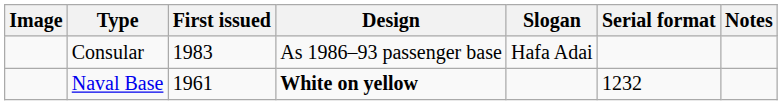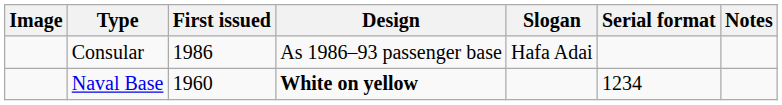(193, 52) 1983 -> (193, 52) 1986
(193, 83) 1961 -> (193, 83) 1960
(622, 83) 1232 -> (622, 83) 1234
